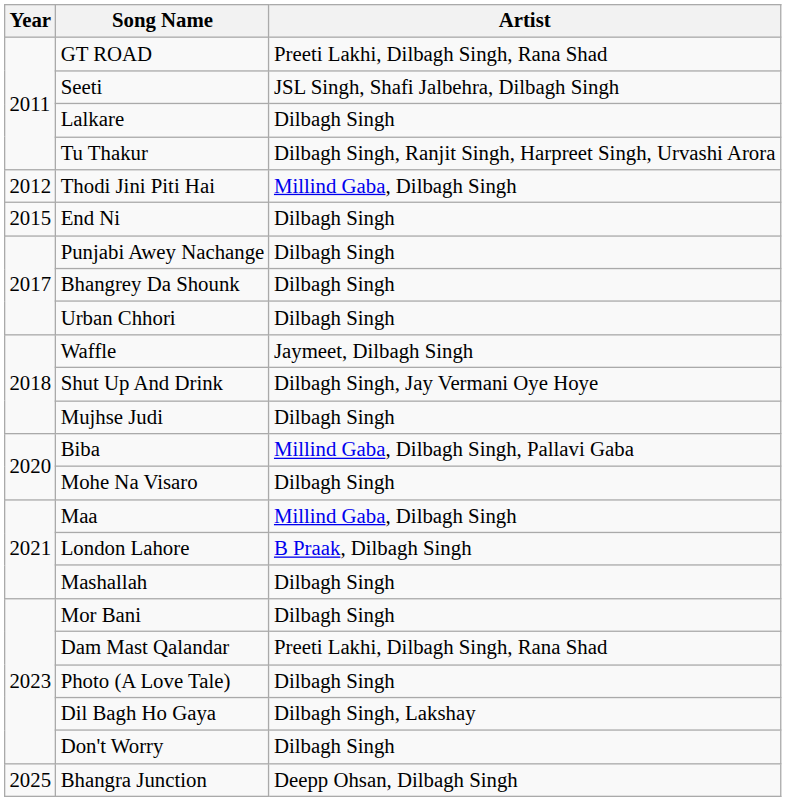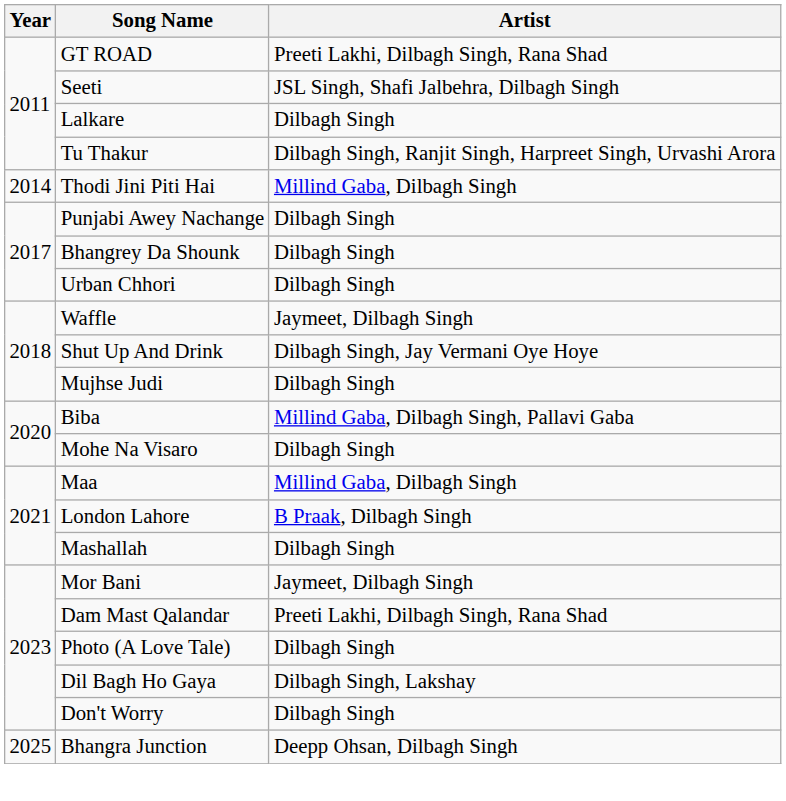(30, 185) 2012 -> (30, 185) 2014
- row: (90, 218)
(334, 614) Dilbagh Singh -> (374, 581) Jaymeet, Dilbagh Singh
